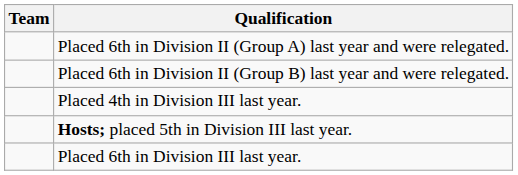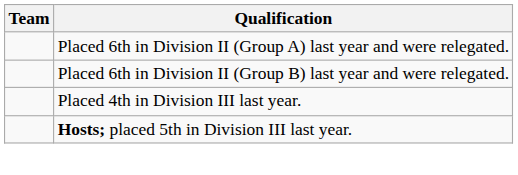- row: (179, 156)
